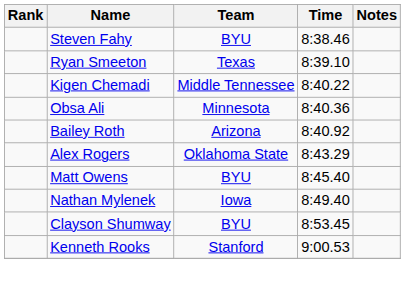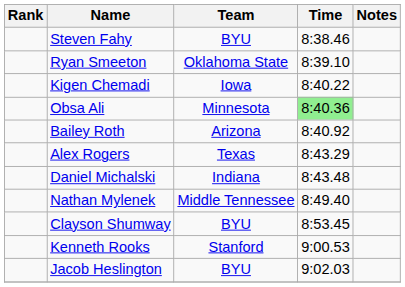(236, 62) Texas -> (236, 62) Oklahoma State
(236, 85) Middle Tennessee -> (236, 85) Iowa
(326, 108) no background -> (326, 108) lightgreen background
(236, 154) Oklahoma State -> (236, 154) Texas
+ row: (103, 177)
- row: (89, 177)
(236, 200) Iowa -> (236, 200) Middle Tennessee
+ row: (106, 270)
